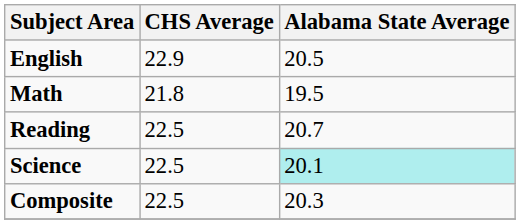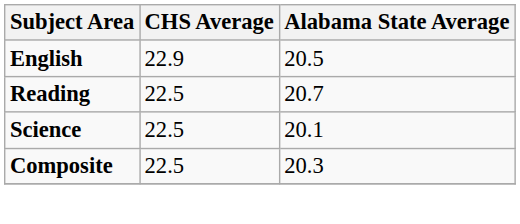- row: (36, 93)
(304, 165) paleturquoise background -> (304, 129) no background
